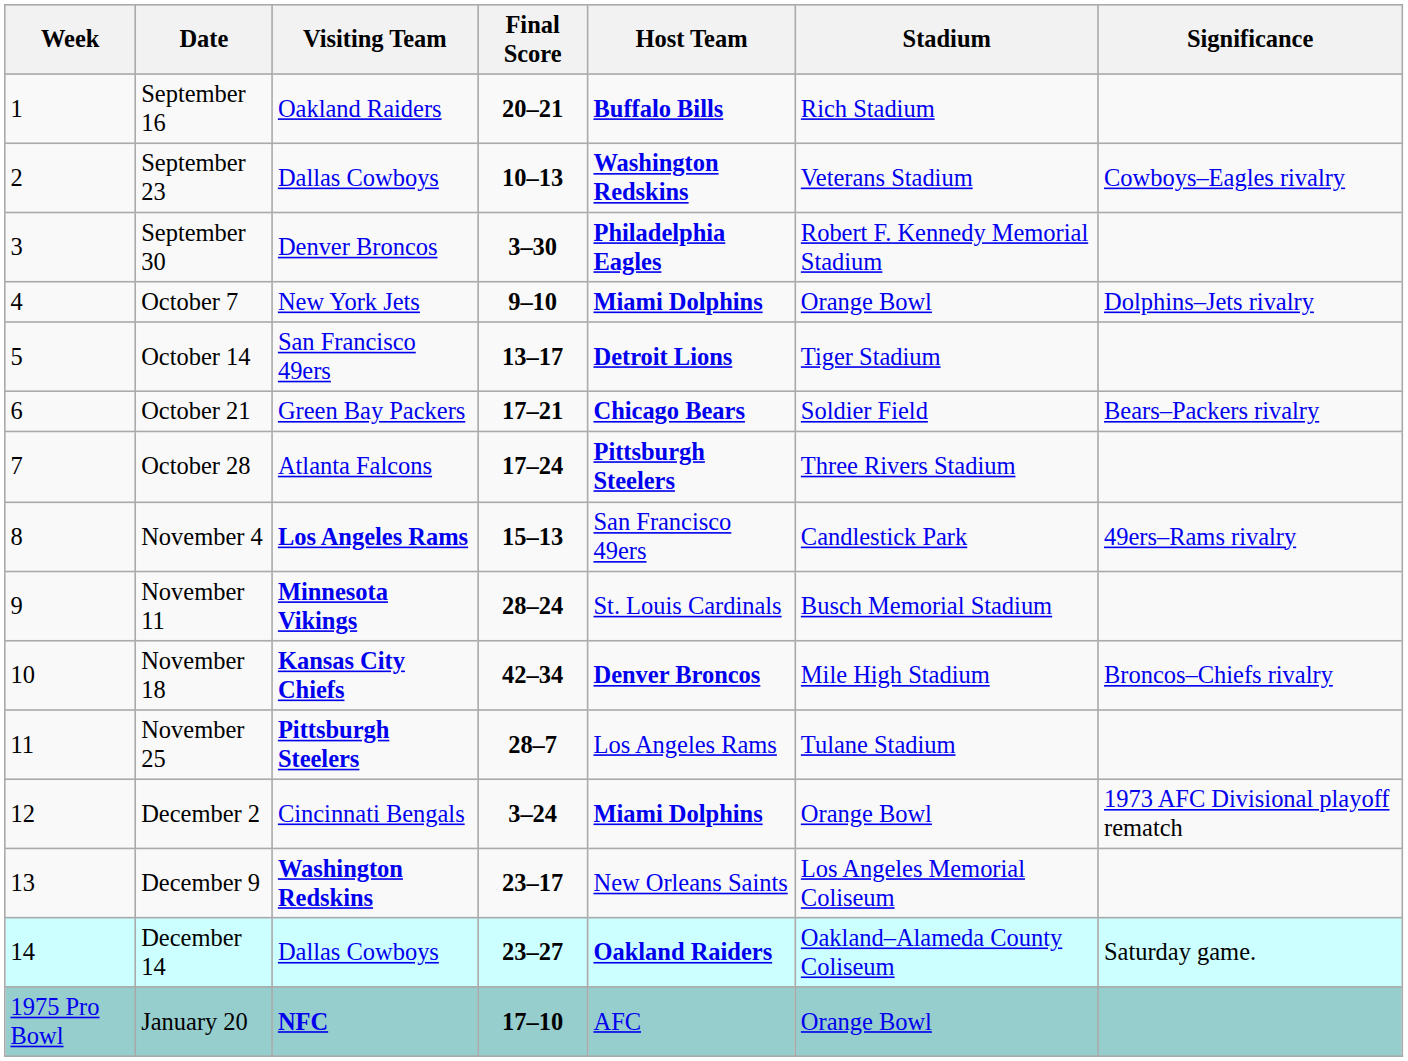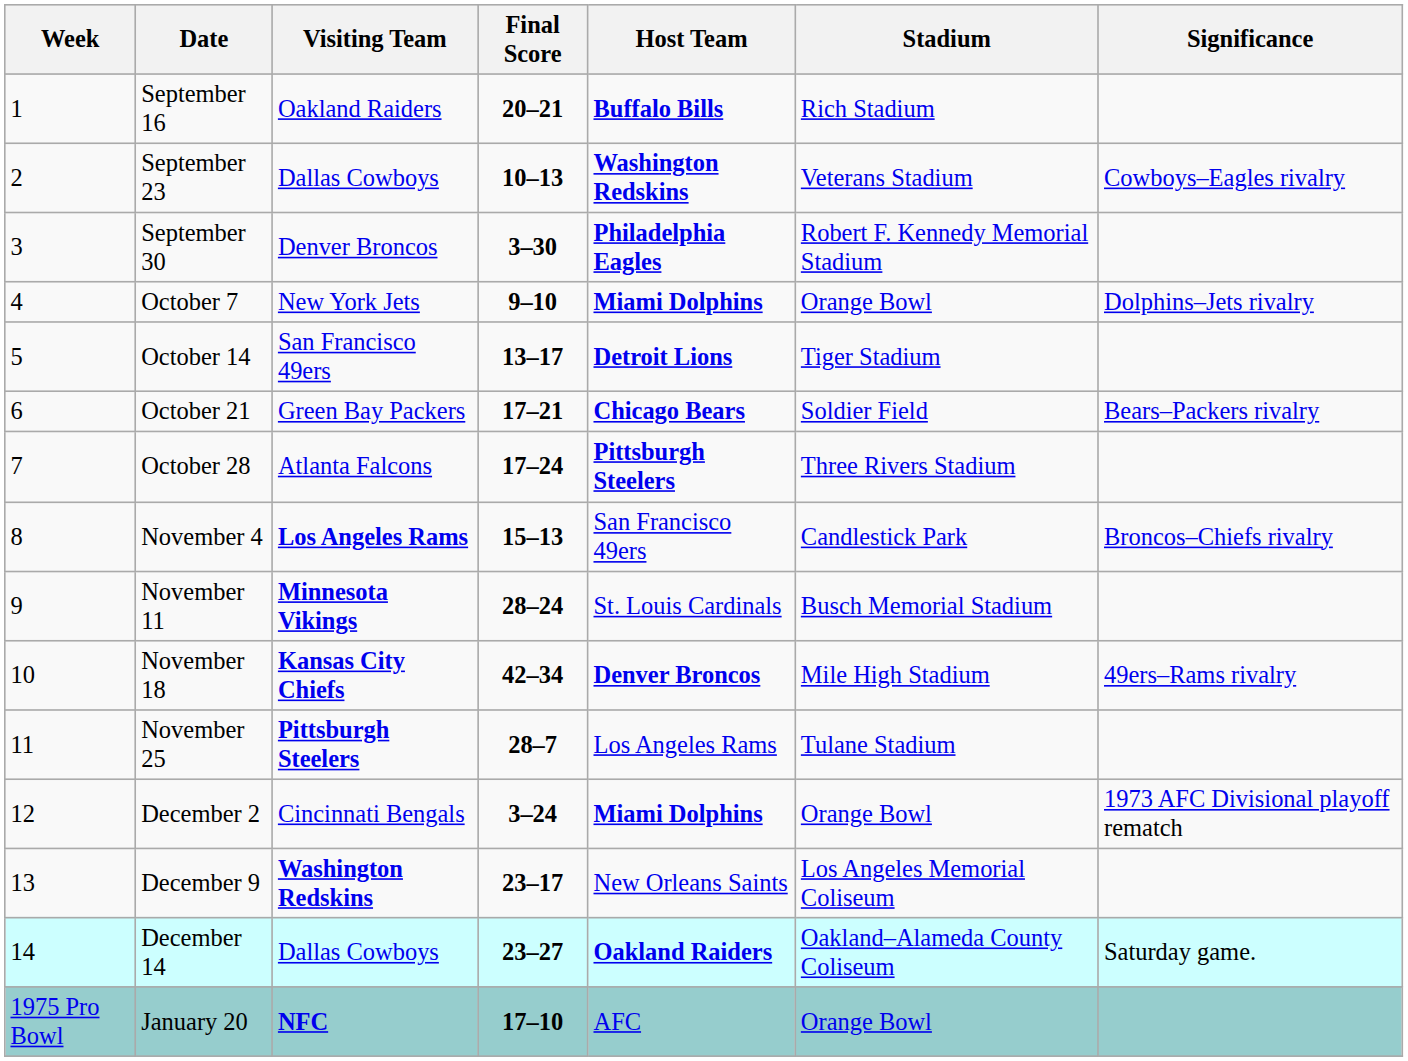(1200, 536) 49ers–Rams rivalry -> (1218, 536) Broncos–Chiefs rivalry
(1218, 674) Broncos–Chiefs rivalry -> (1200, 674) 49ers–Rams rivalry
